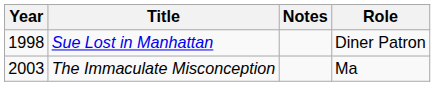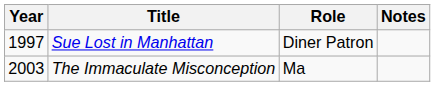columns swapped: (380, 17) <-> (305, 17)
(26, 42) 1998 -> (26, 42) 1997
